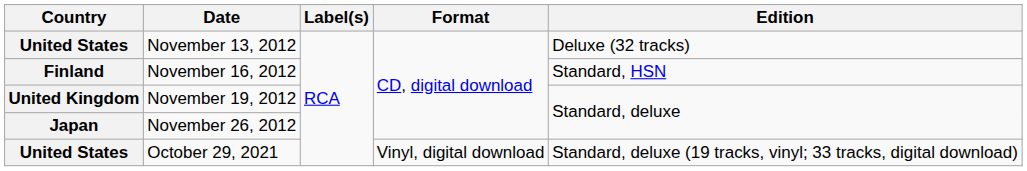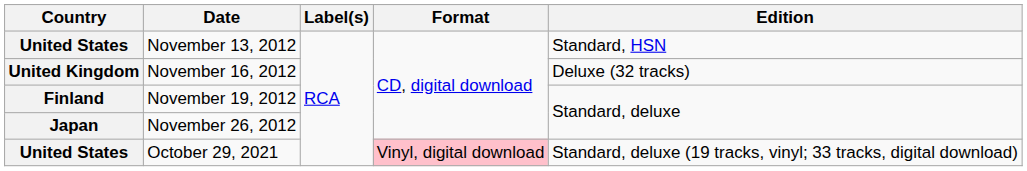(621, 44) Deluxe (32 tracks) -> (609, 44) Standard, HSN
(74, 71) Finland -> (74, 71) United Kingdom
(609, 71) Standard, HSN -> (621, 71) Deluxe (32 tracks)
(74, 98) United Kingdom -> (74, 98) Finland
(461, 152) no background -> (461, 152) pink background
